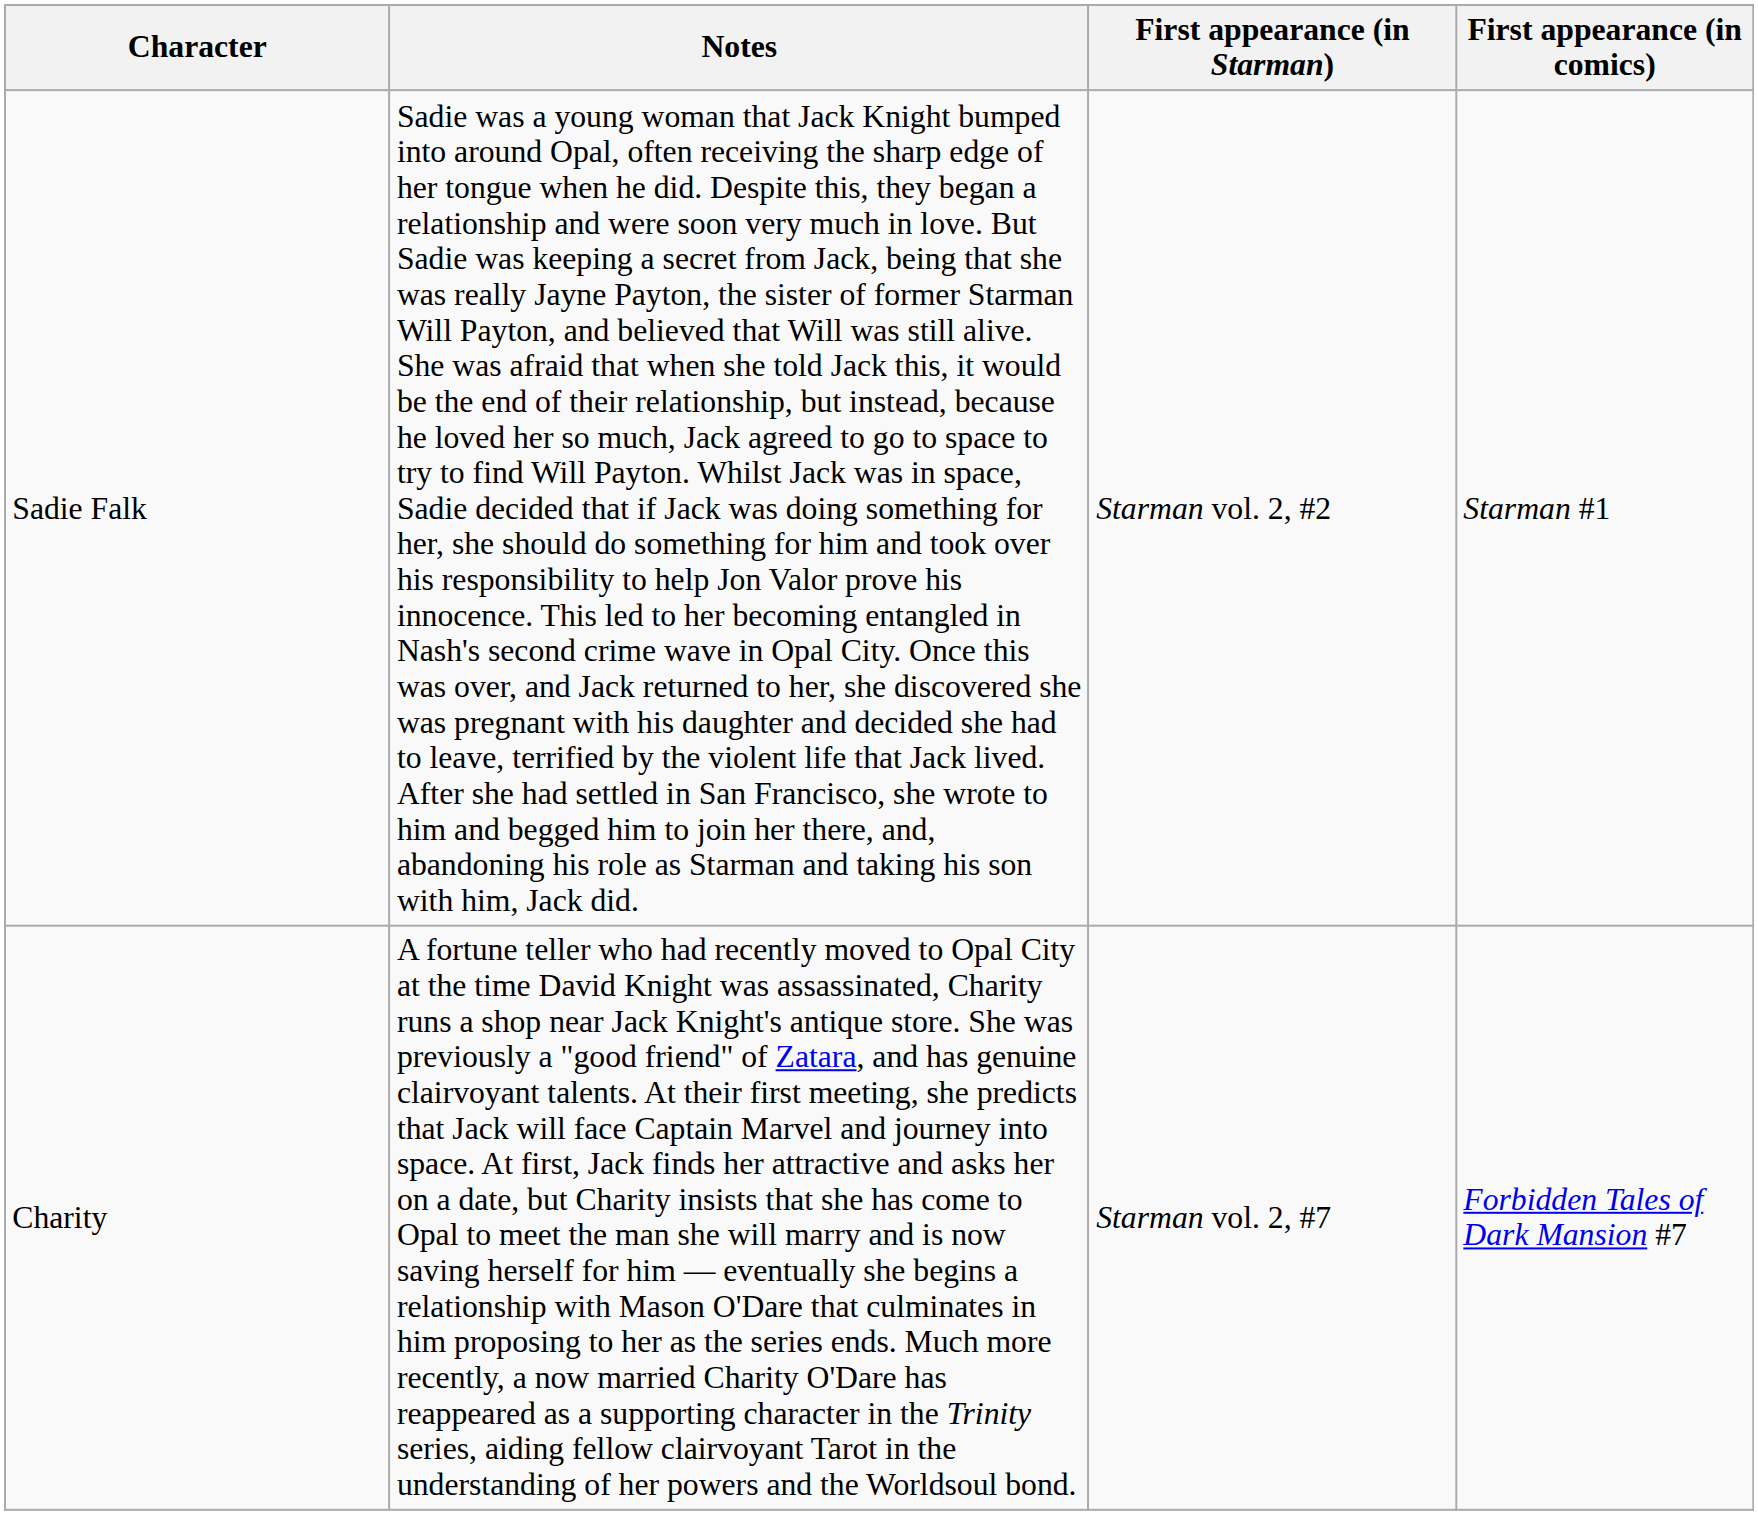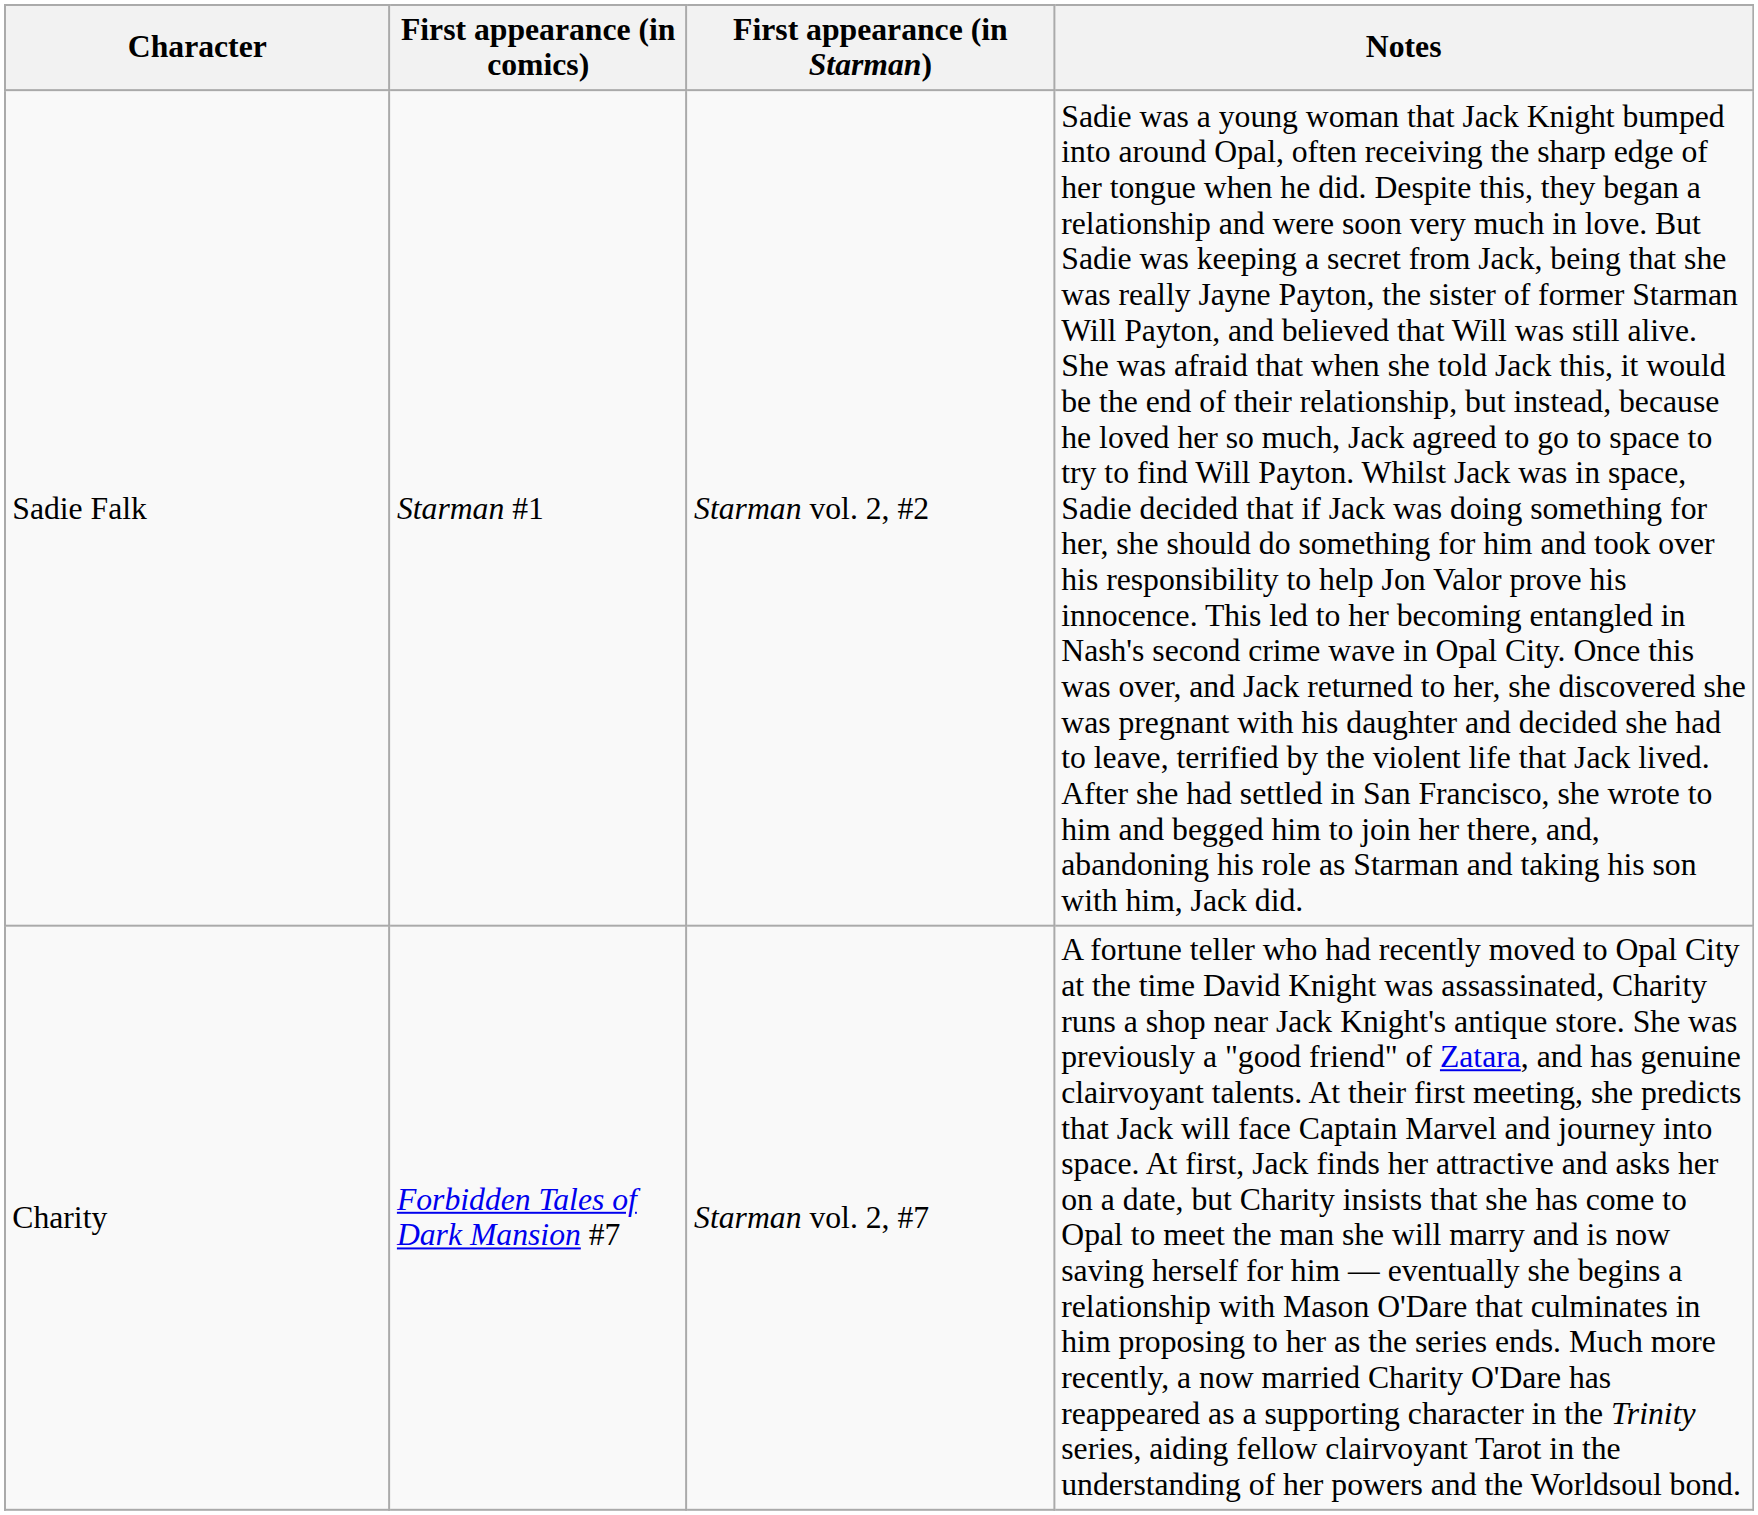columns swapped: (1605, 47) <-> (739, 47)
